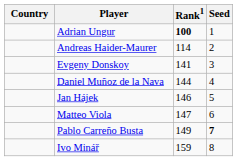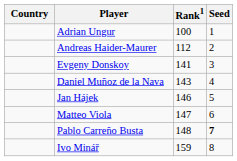(183, 32) bold -> (183, 32) normal
(183, 48) 114 -> (183, 48) 112
(183, 81) 144 -> (183, 81) 143
(183, 131) 149 -> (183, 131) 148
